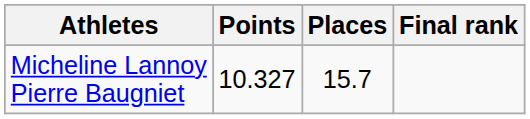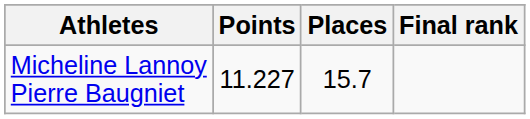(257, 79) 10.327 -> (257, 79) 11.227
